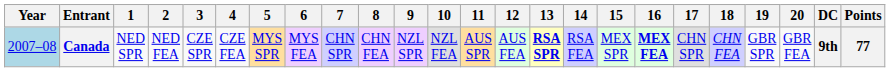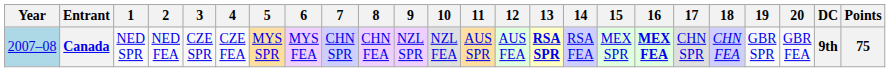(863, 46) 77 -> (863, 46) 75
